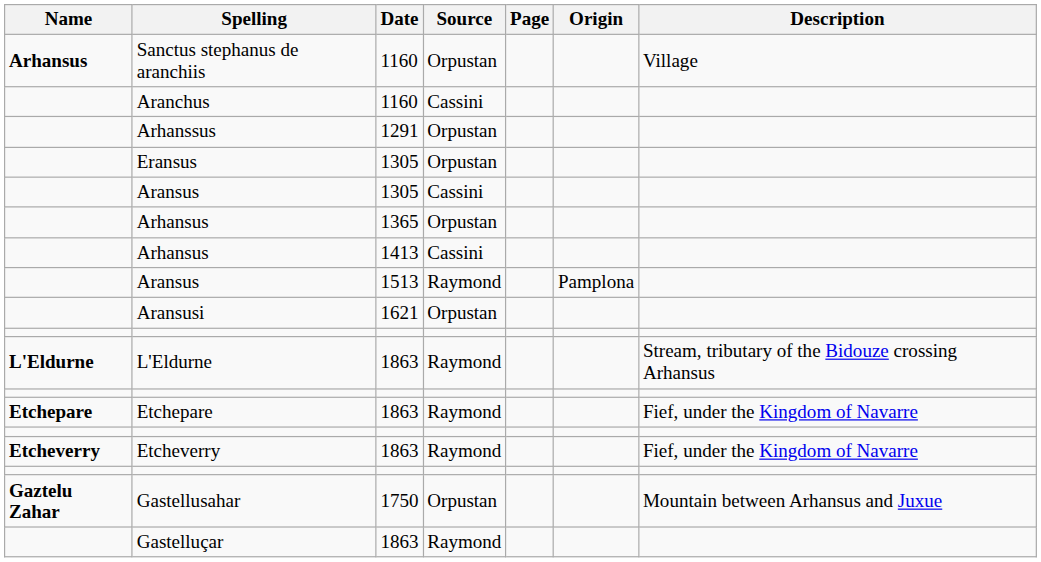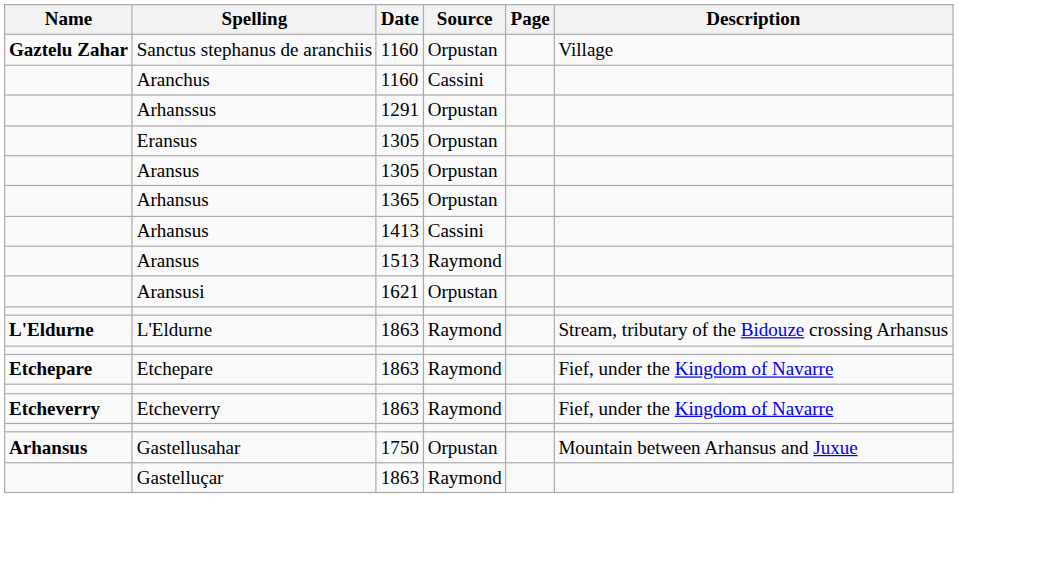- column: (596, 19)
(48, 60) Arhansus -> (68, 49) Gaztelu Zahar
(455, 191) Cassini -> (463, 170) Orpustan
(41, 500) Gaztelu Zahar -> (48, 447) Arhansus
